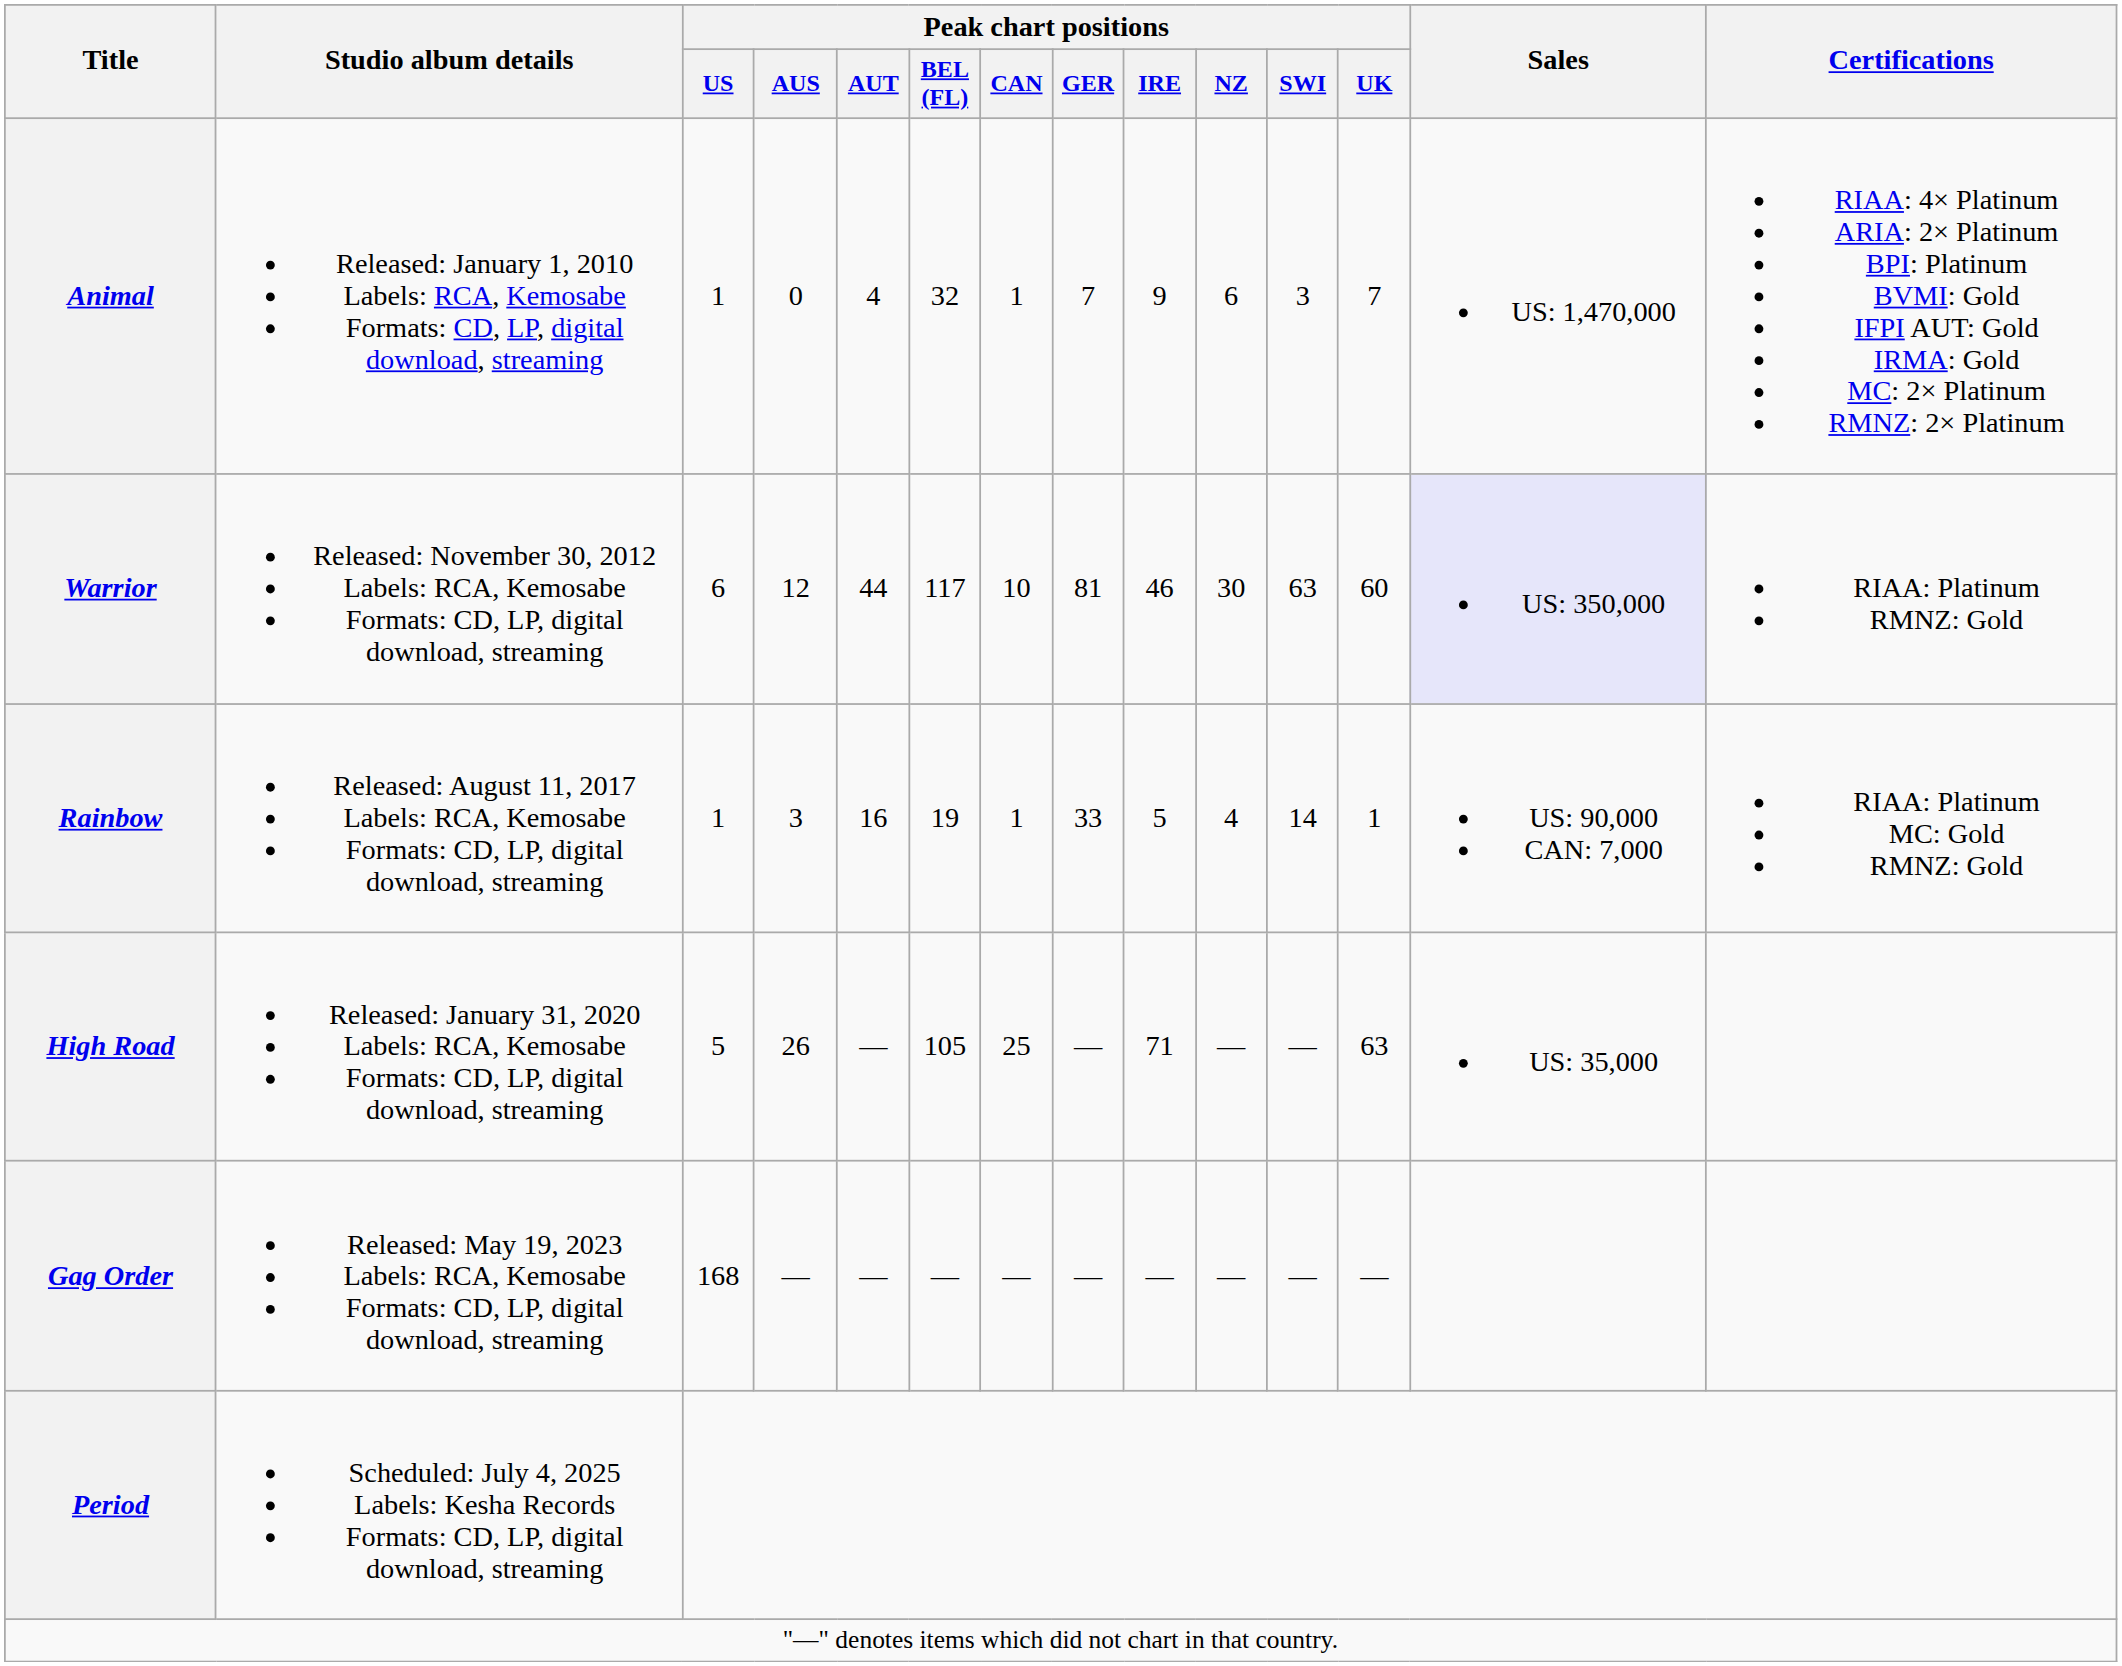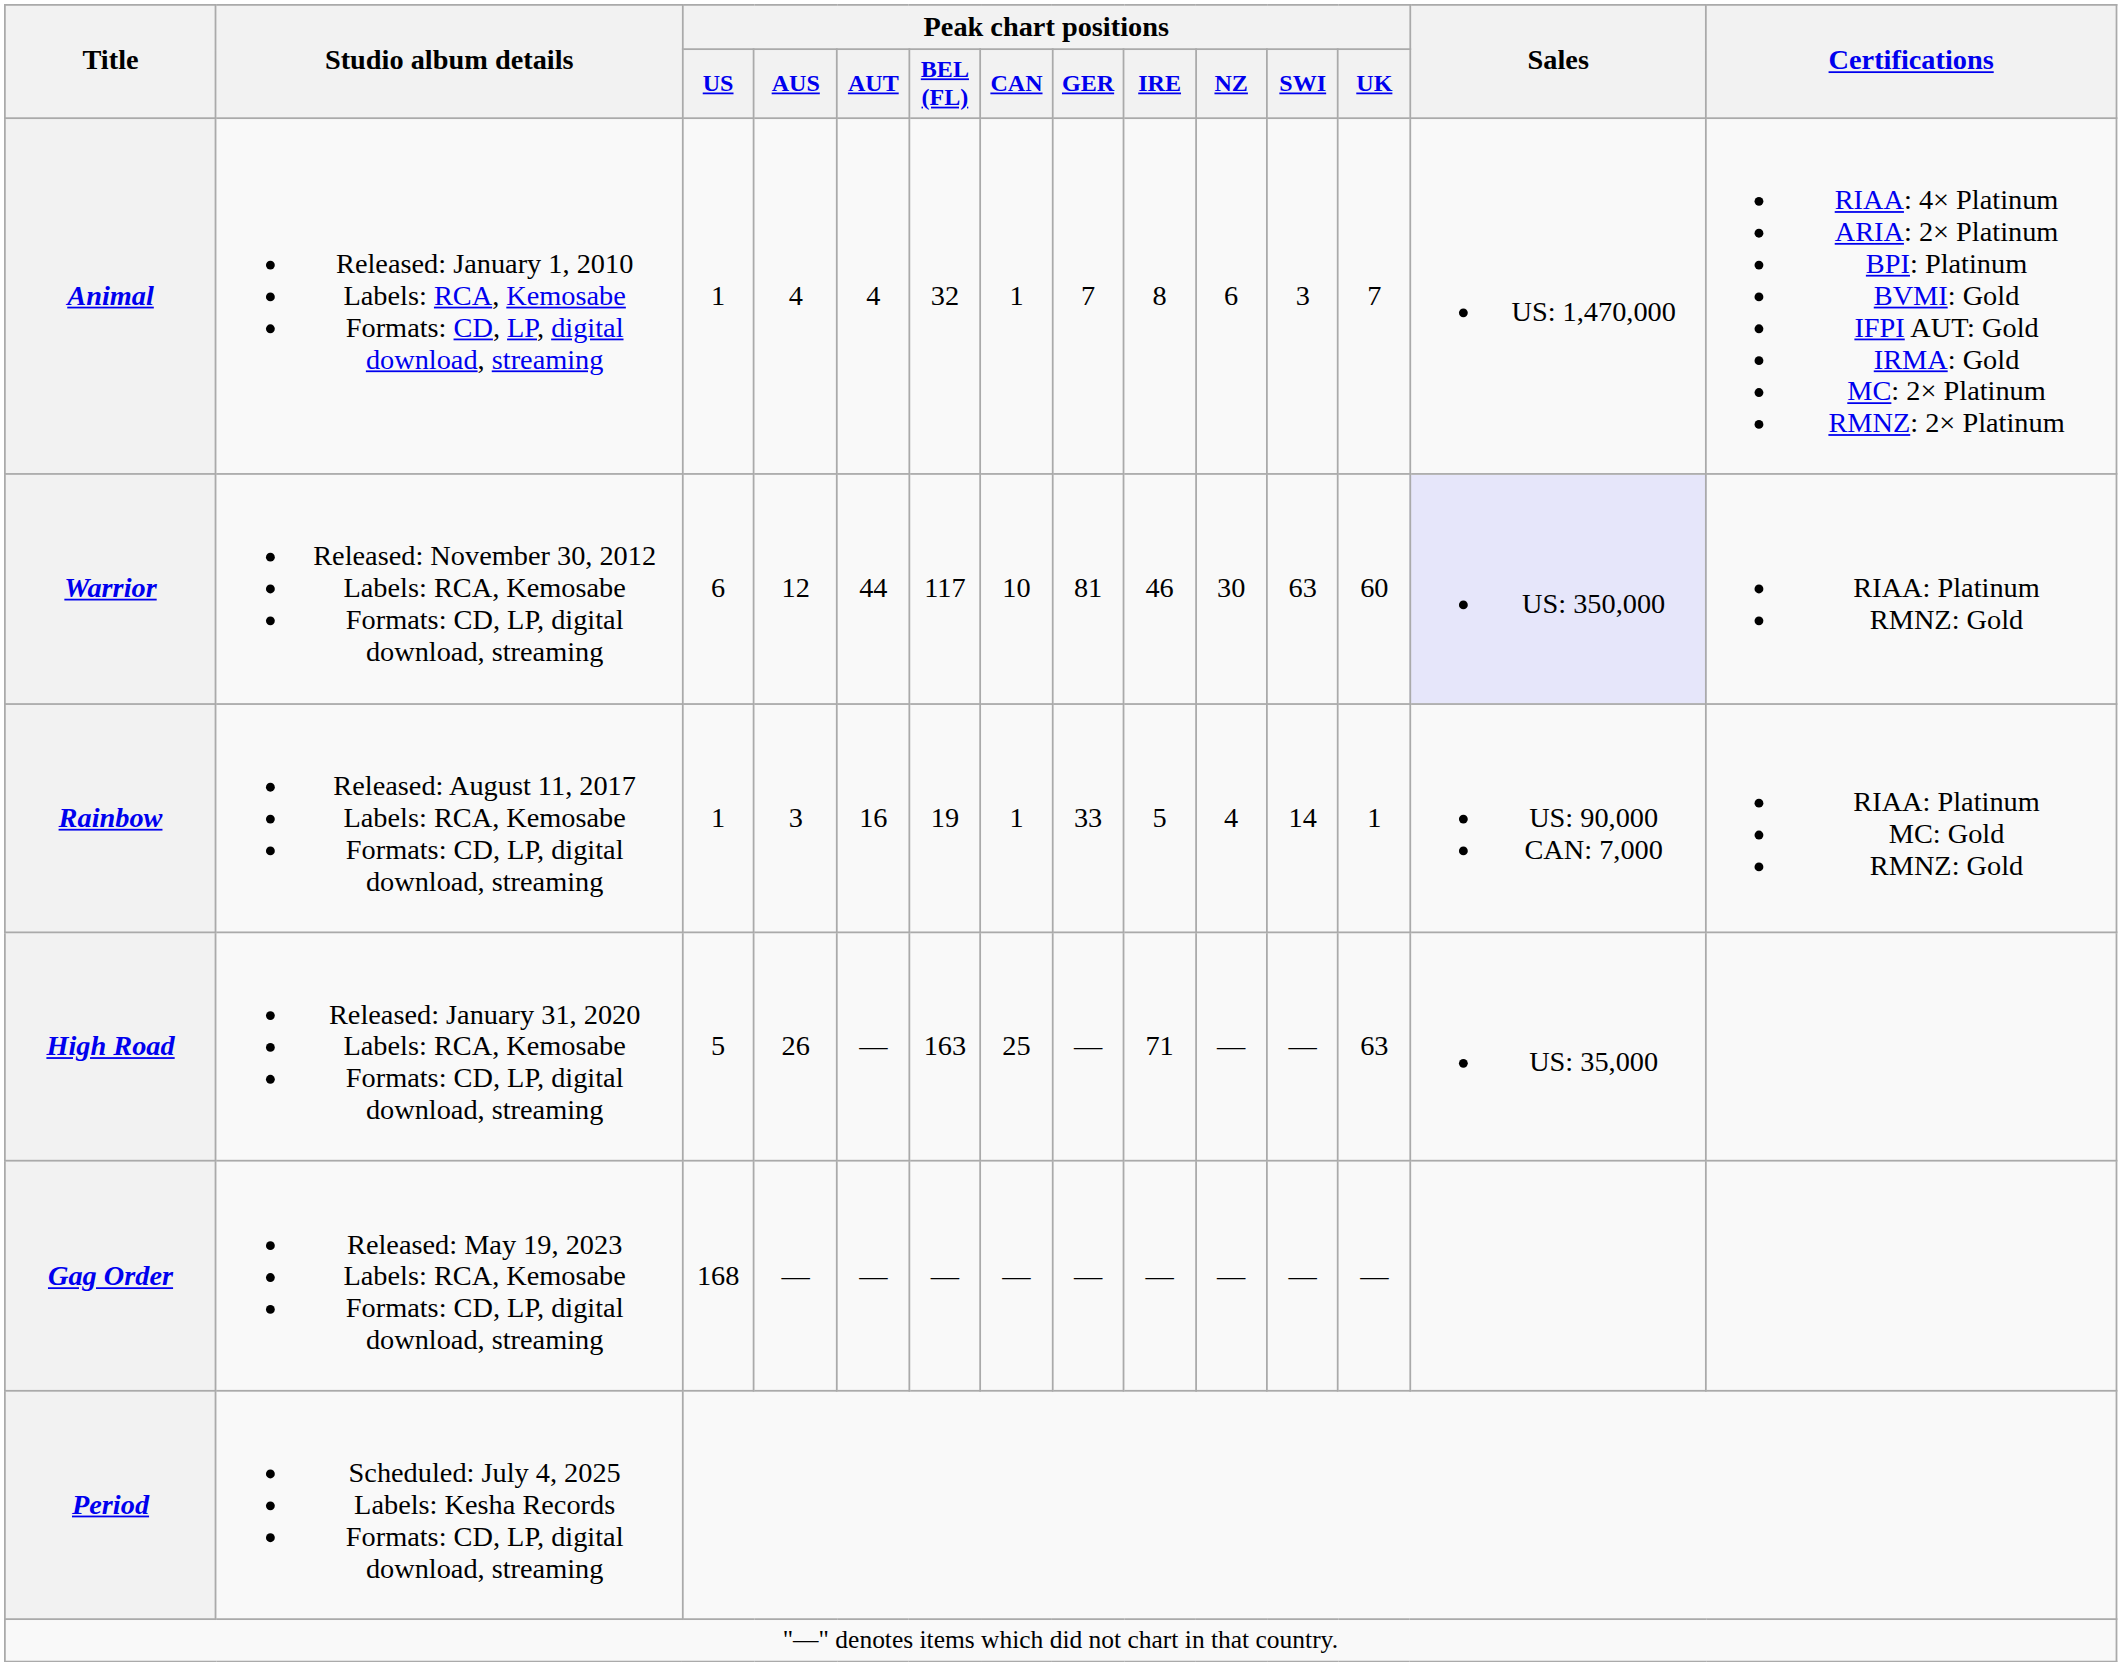(796, 295) 0 -> (796, 295) 4
(1160, 295) 9 -> (1160, 295) 8
(945, 1046) 105 -> (945, 1046) 163
